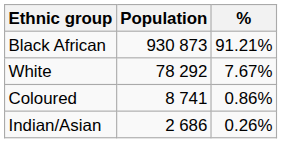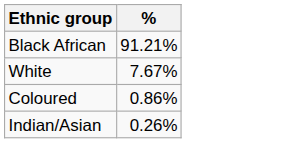- column: (164, 18)
